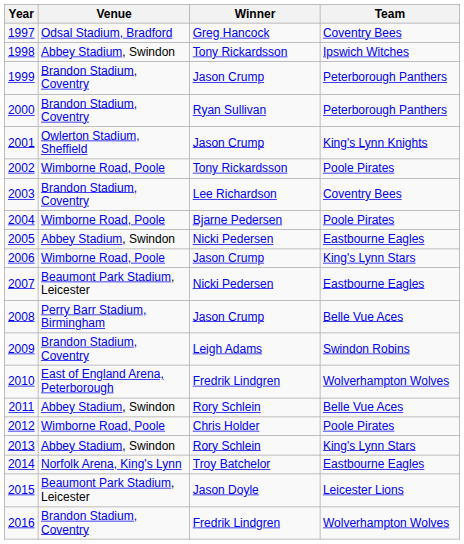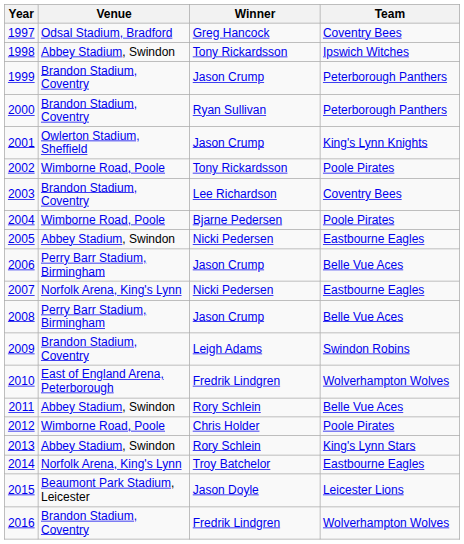(103, 258) Wimborne Road, Poole -> (94, 265) Perry Barr Stadium, Birmingham
(369, 258) King's Lynn Stars -> (363, 265) Belle Vue Aces
(108, 284) Beaumont Park Stadium, Leicester -> (111, 290) Norfolk Arena, King's Lynn
